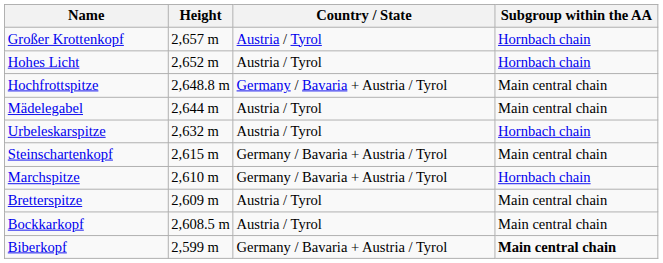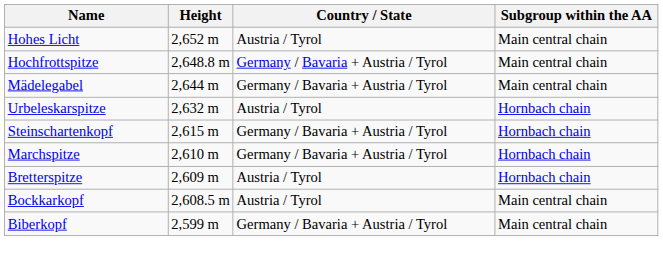- row: (66, 39)
(544, 62) Hornbach chain -> (553, 39) Main central chain
(279, 108) Austria / Tyrol -> (342, 85) Germany / Bavaria + Austria / Tyrol
(553, 154) Main central chain -> (544, 131) Hornbach chain
(553, 200) Main central chain -> (544, 177) Hornbach chain
(557, 246) bold -> (553, 223) normal
